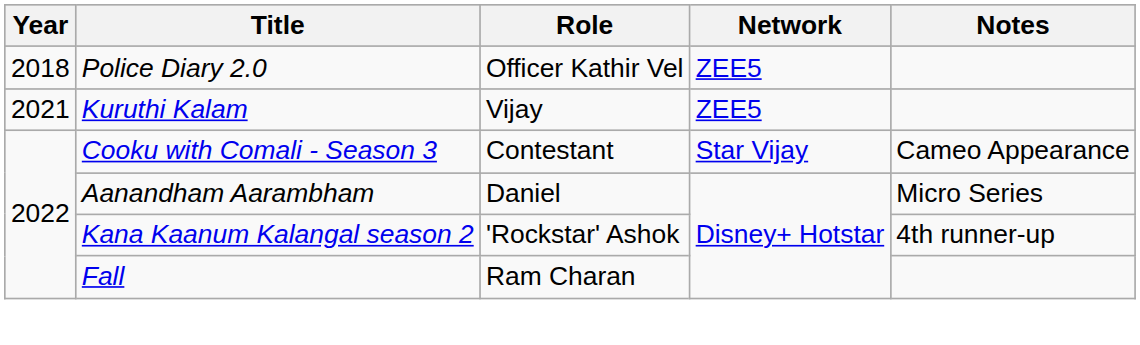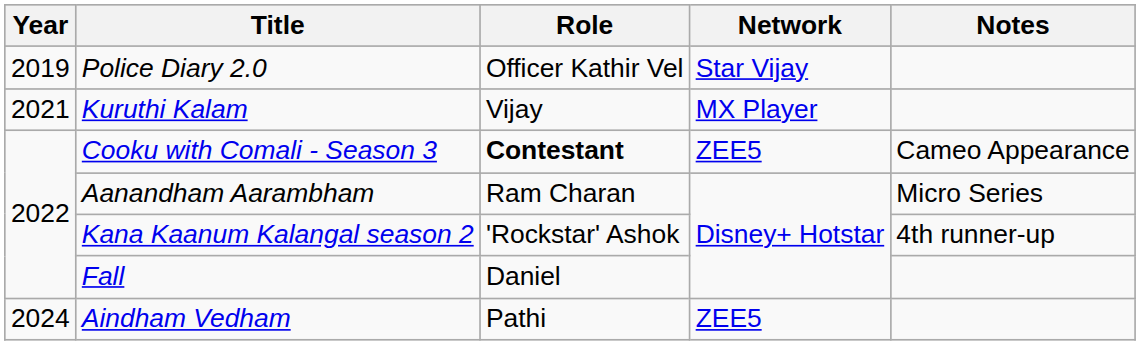(40, 67) 2018 -> (40, 67) 2019
(729, 67) ZEE5 -> (752, 67) Star Vijay
(729, 109) ZEE5 -> (757, 109) MX Player
(550, 151) normal -> (555, 151) bold
(752, 151) Star Vijay -> (729, 151) ZEE5
(523, 192) Daniel -> (561, 192) Ram Charan
(561, 276) Ram Charan -> (523, 276) Daniel
+ row: (186, 318)
